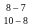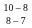rows swapped: (16, 21) <-> (16, 7)
